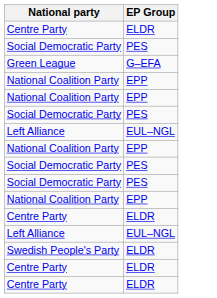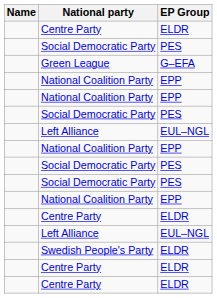+ column: (21, 13)
